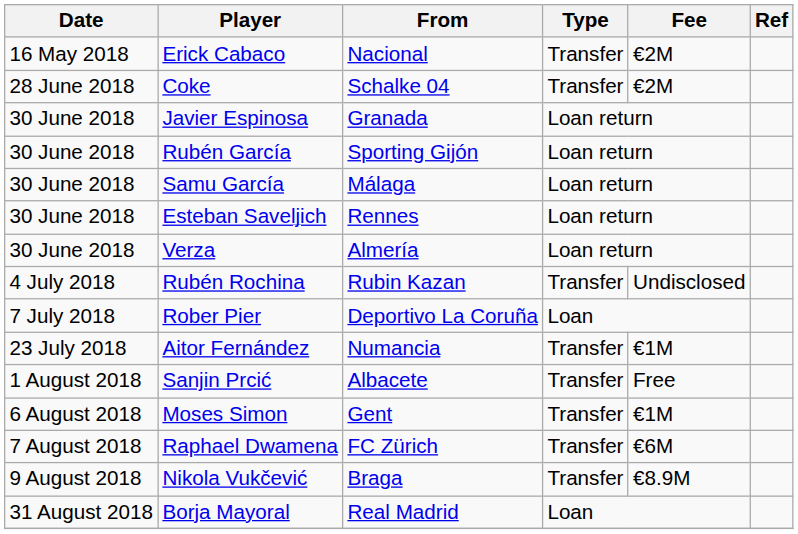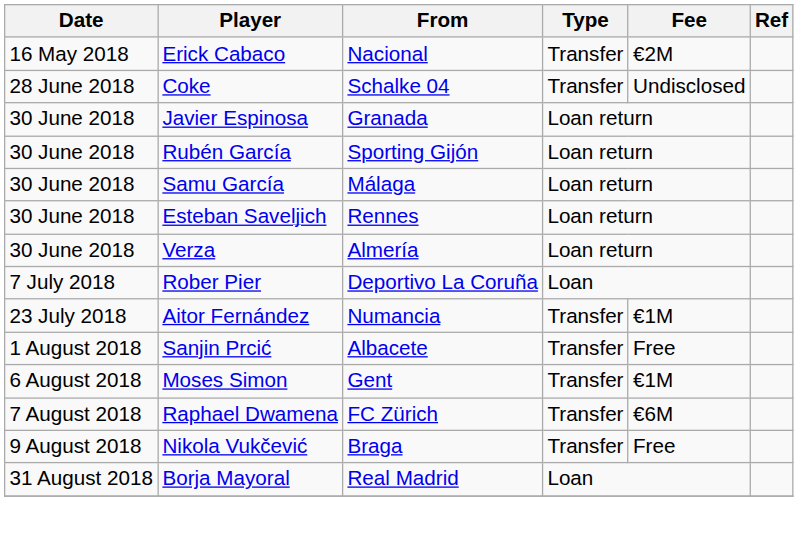(653, 86) €2M -> (689, 86) Undisclosed
- row: (234, 282)
(662, 479) €8.9M -> (654, 446) Free
